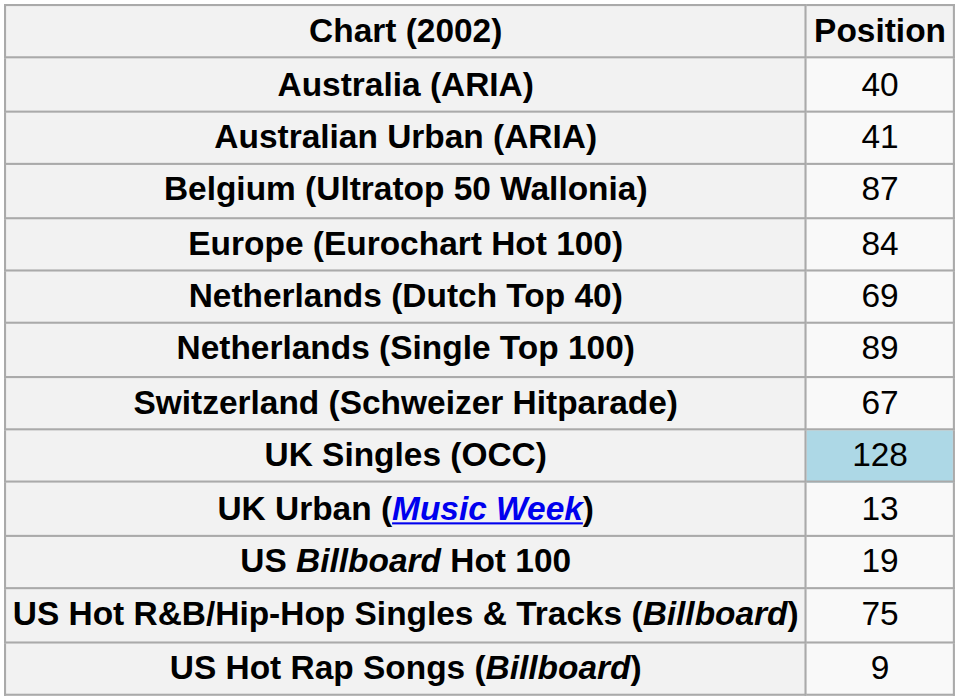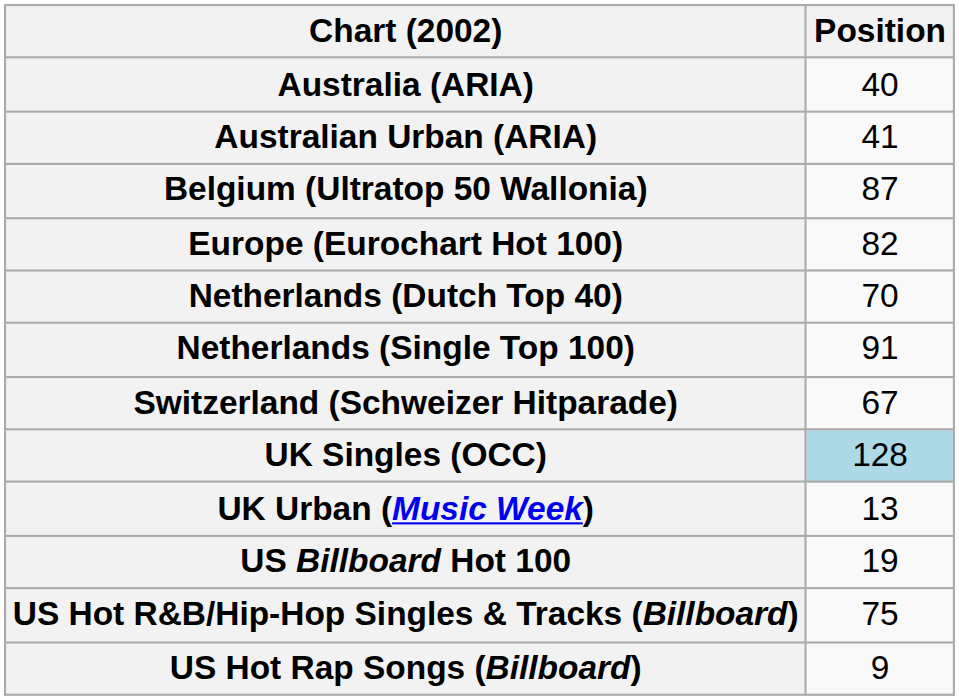(880, 243) 84 -> (880, 243) 82
(880, 296) 69 -> (880, 296) 70
(880, 349) 89 -> (880, 349) 91
